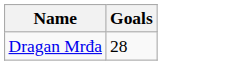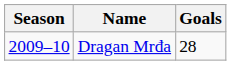+ column: (39, 18)
